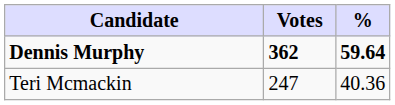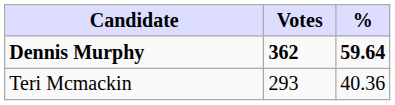(283, 83) 247 -> (283, 83) 293
